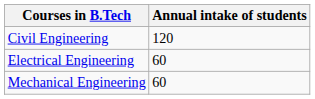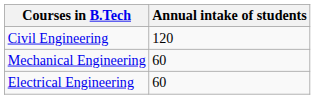rows swapped: (71, 60) <-> (77, 82)
